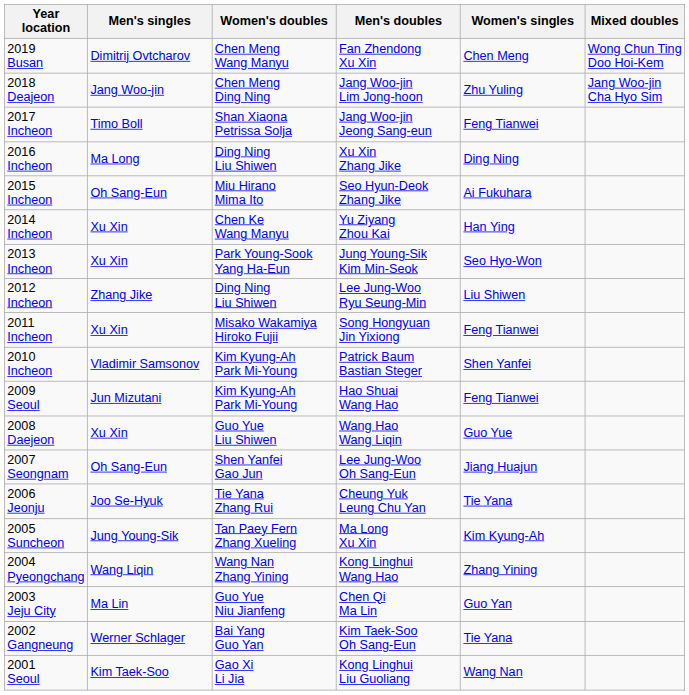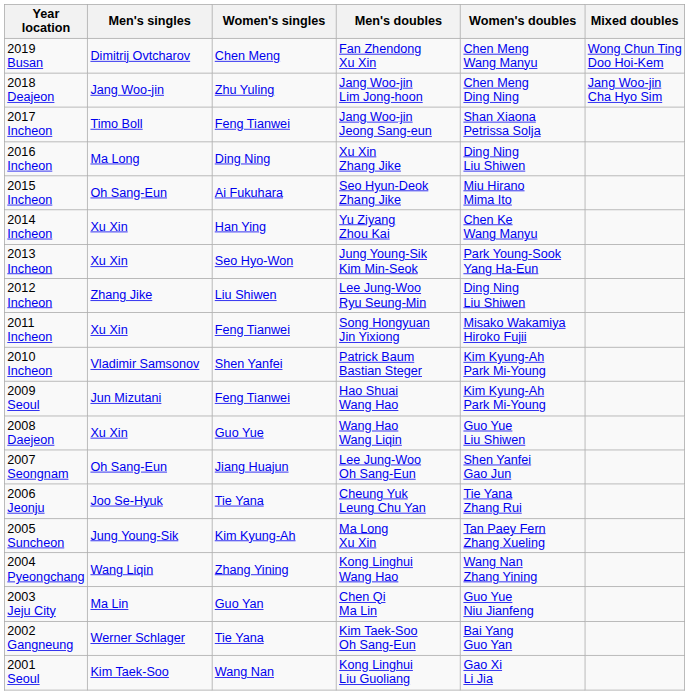columns swapped: (523, 21) <-> (274, 21)
